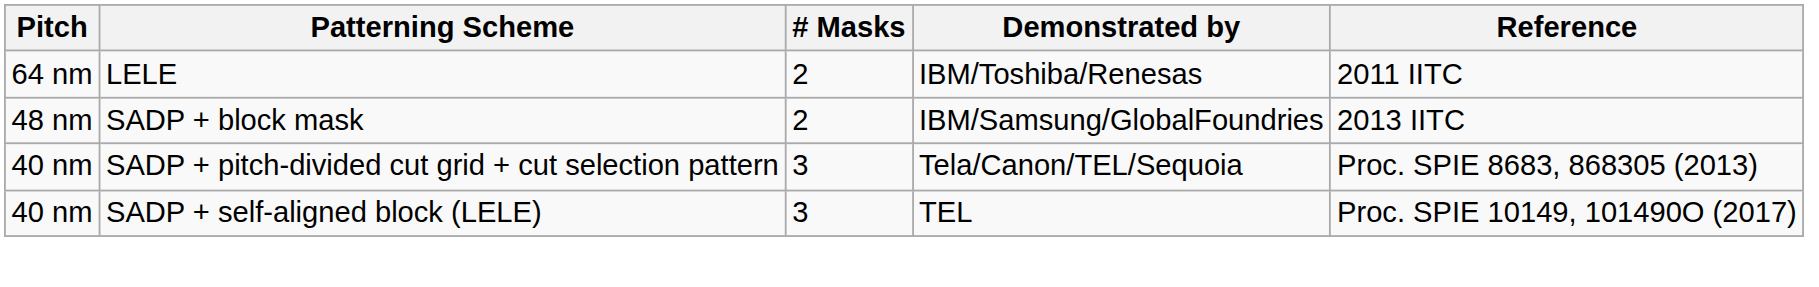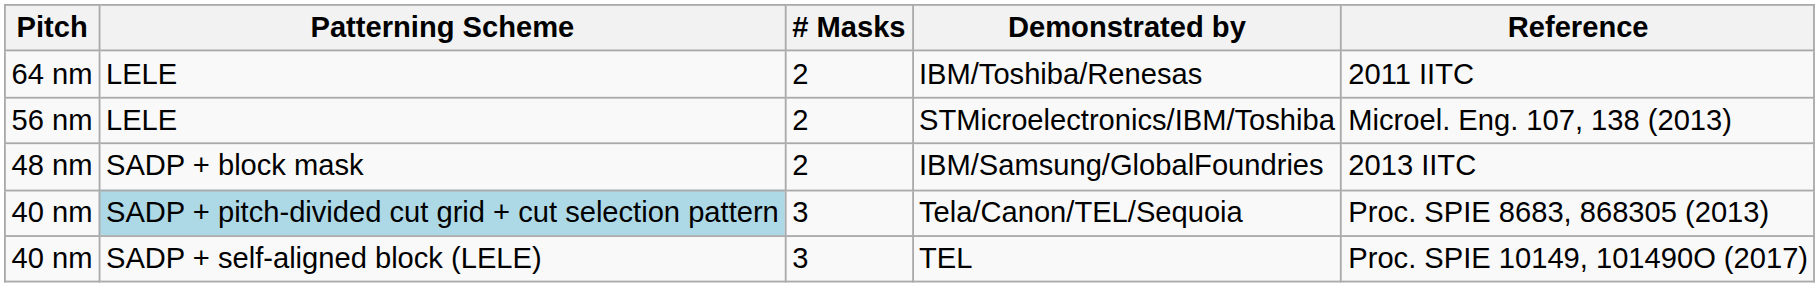+ row: (1127, 119)
(442, 166) no background -> (442, 212) lightblue background
